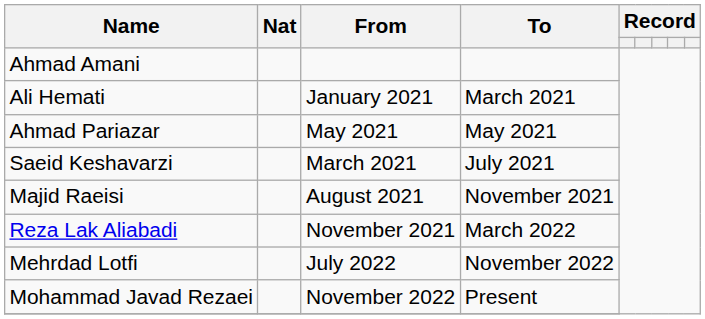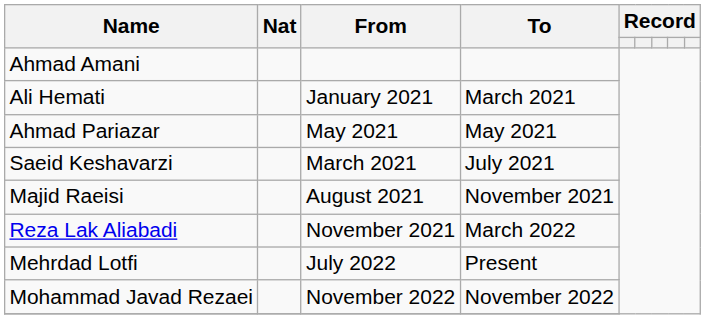(539, 263) November 2022 -> (501, 263) Present
(501, 296) Present -> (539, 296) November 2022
